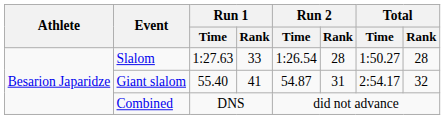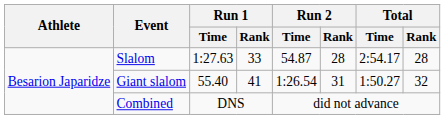(296, 59) 1:26.54 -> (296, 59) 54.87
(380, 59) 1:50.27 -> (380, 59) 2:54.17
(296, 81) 54.87 -> (296, 81) 1:26.54
(380, 81) 2:54.17 -> (380, 81) 1:50.27
